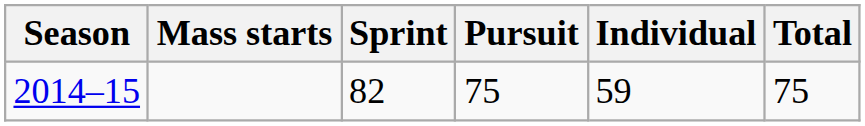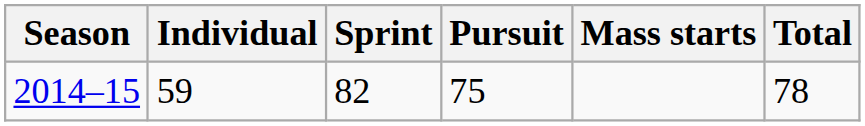columns swapped: (676, 33) <-> (245, 33)
(791, 90) 75 -> (791, 90) 78
